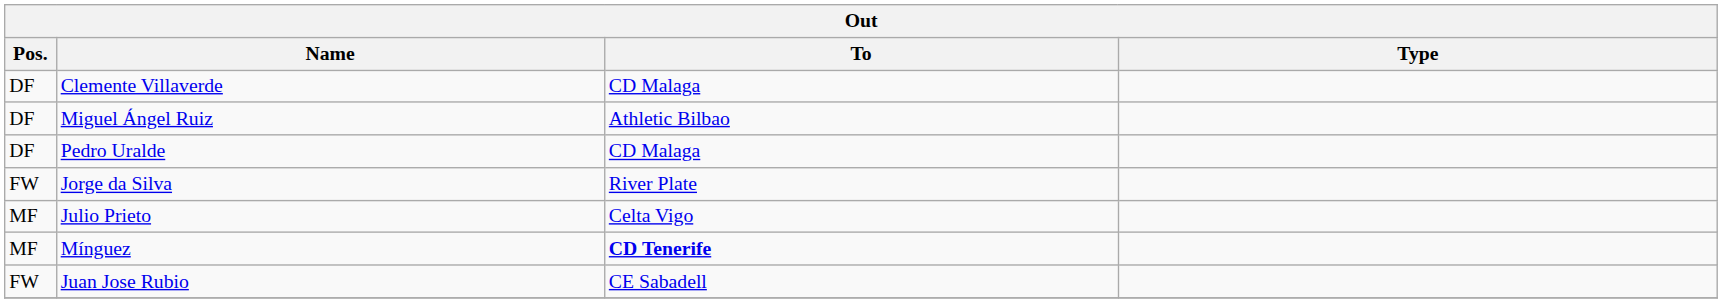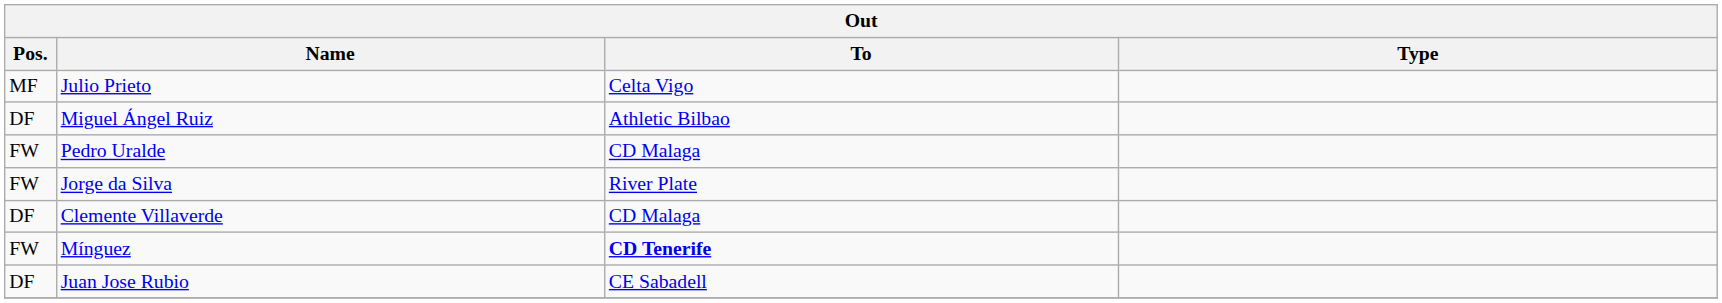rows swapped: (106, 216) <-> (142, 86)
(22, 151) DF -> (24, 151) FW
(24, 248) MF -> (24, 248) FW
(24, 281) FW -> (22, 281) DF
